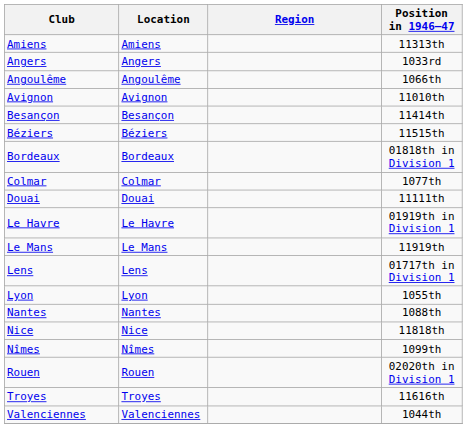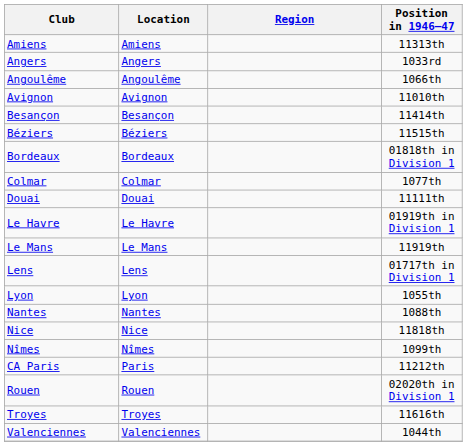+ row: (33, 366)
